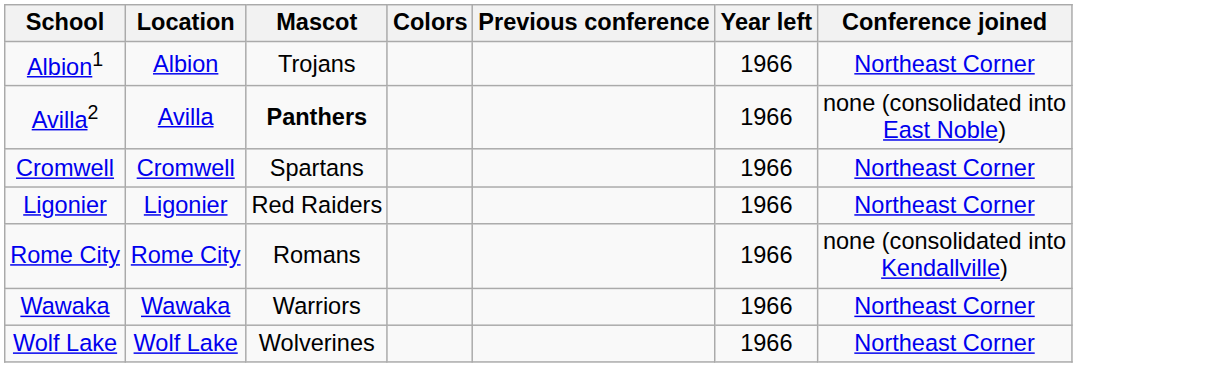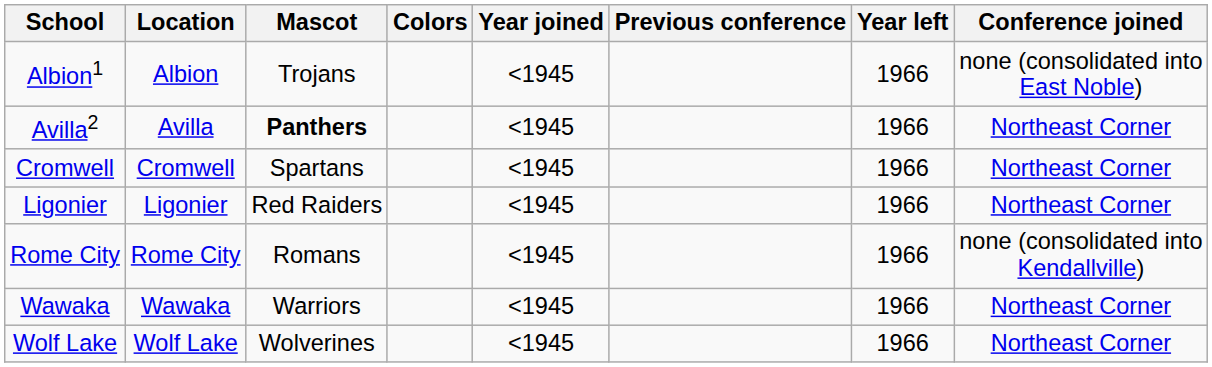+ column: (541, 23)
(945, 63) Northeast Corner -> (1081, 73) none (consolidated into East Noble)
(945, 117) none (consolidated into East Noble) -> (1081, 127) Northeast Corner
